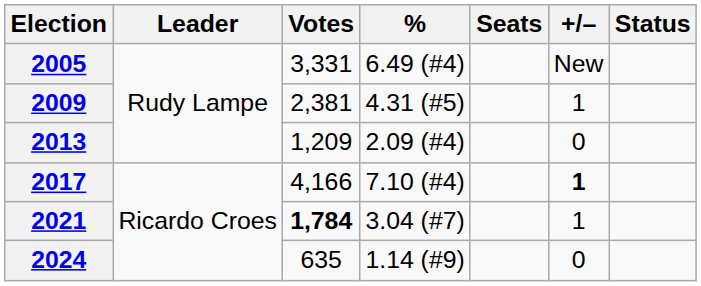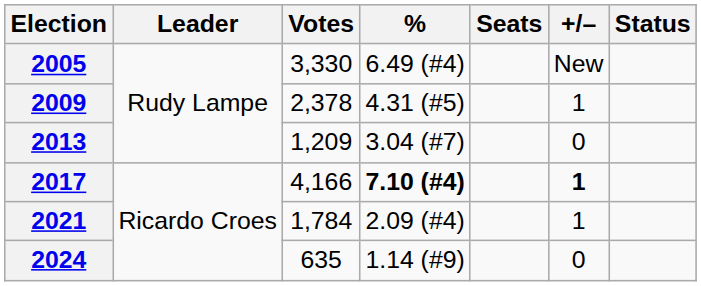(321, 63) 3,331 -> (321, 63) 3,330
(321, 102) 2,381 -> (321, 102) 2,378
(415, 142) 2.09 (#4) -> (415, 142) 3.04 (#7)
(415, 181) normal -> (415, 181) bold
(321, 220) bold -> (321, 220) normal
(415, 220) 3.04 (#7) -> (415, 220) 2.09 (#4)
